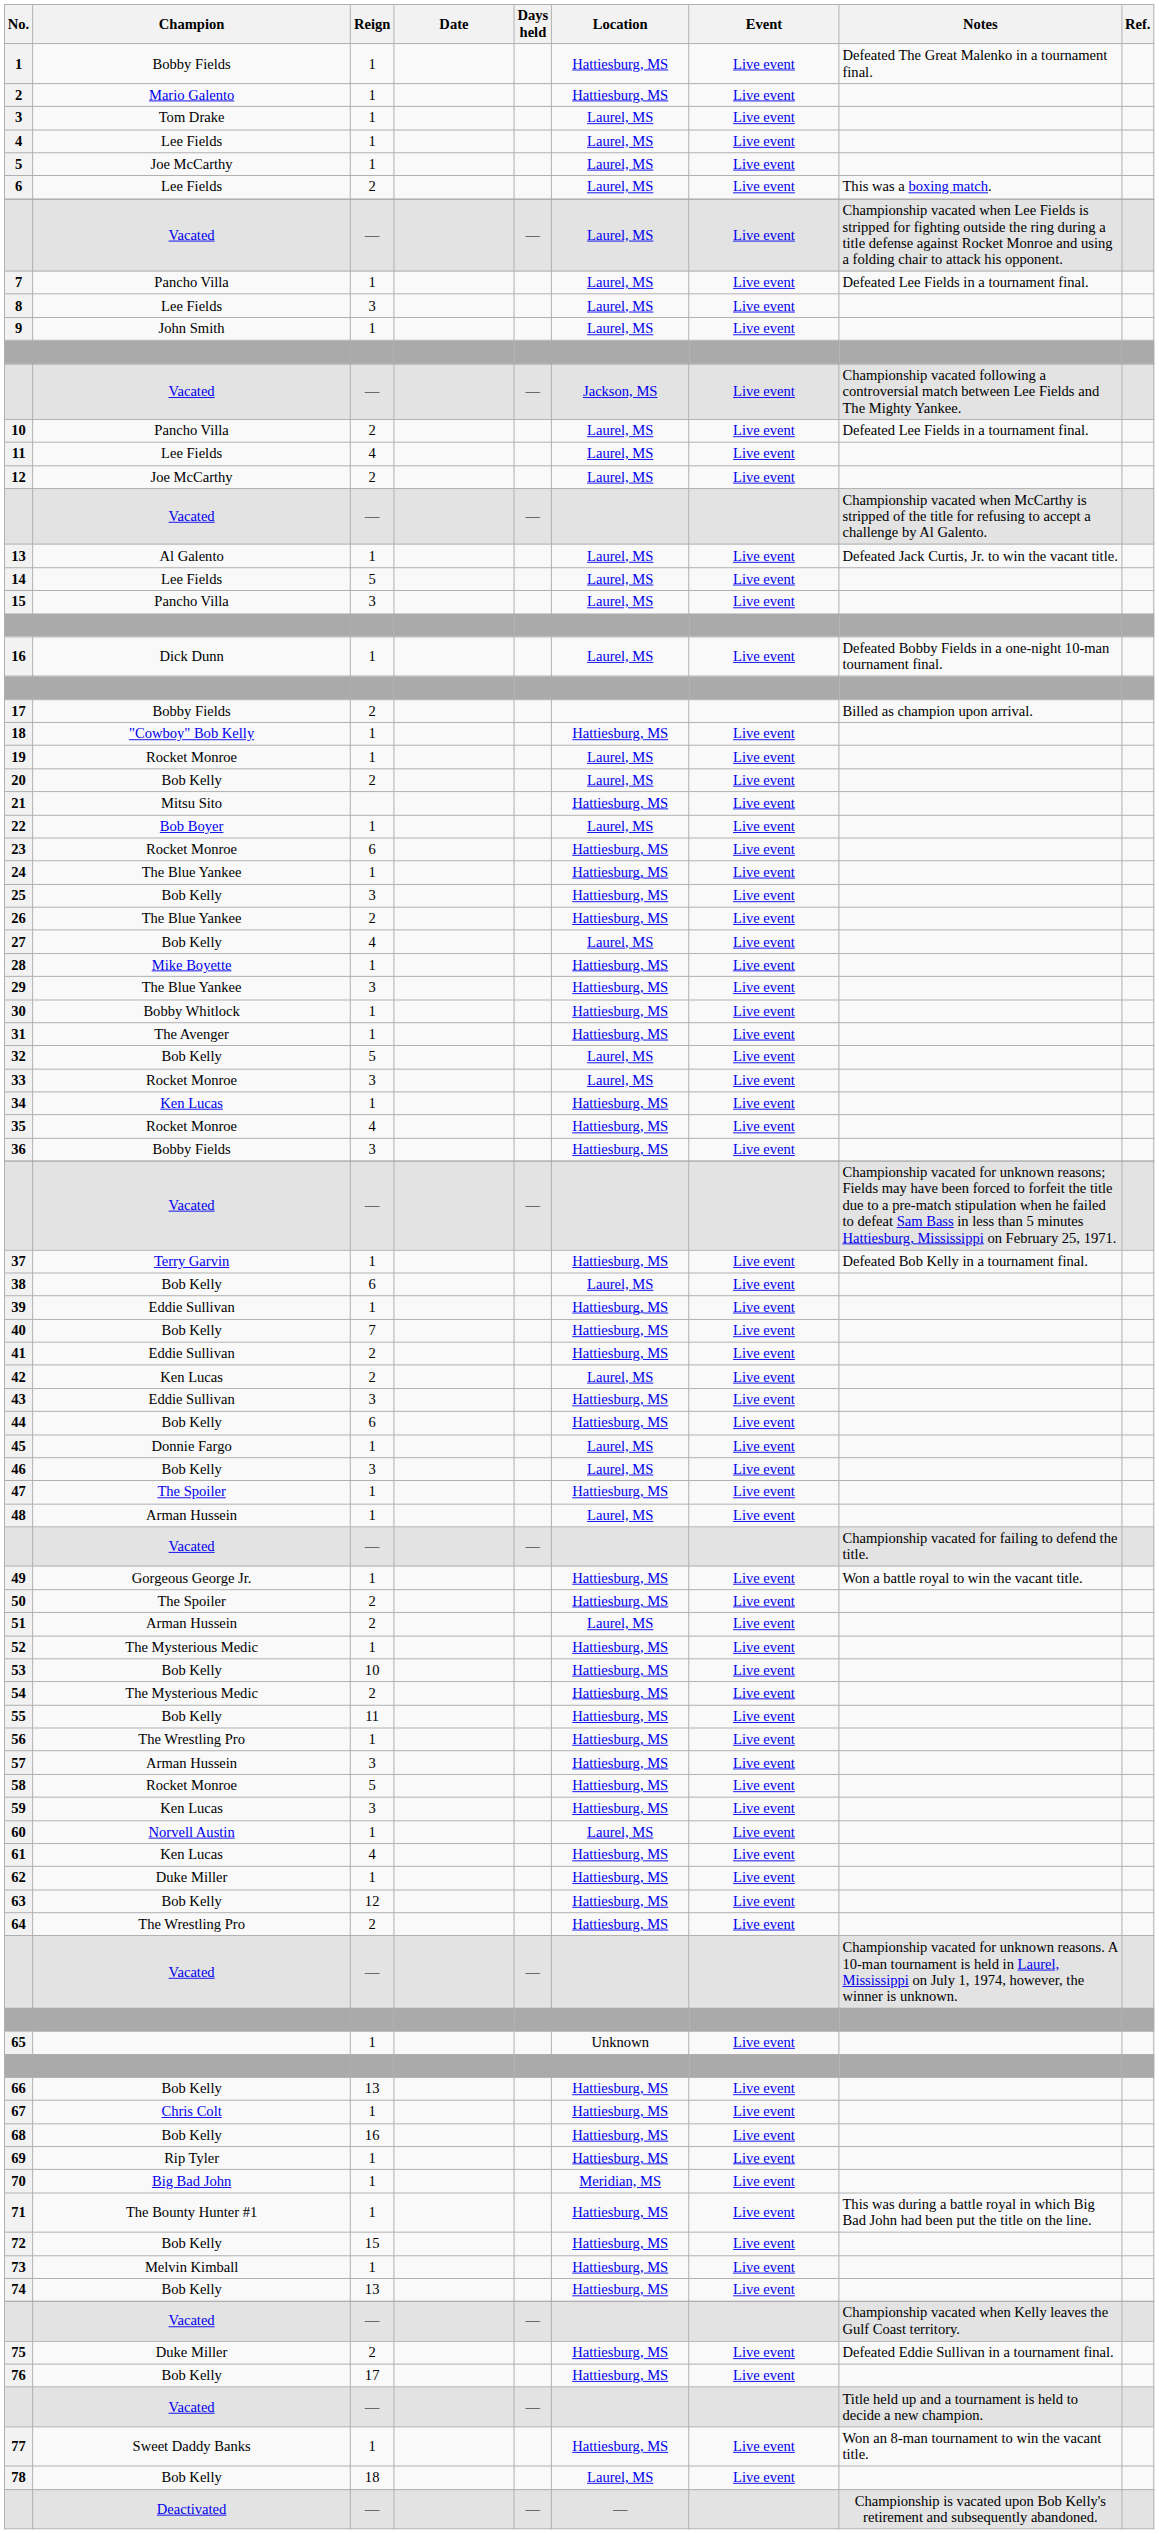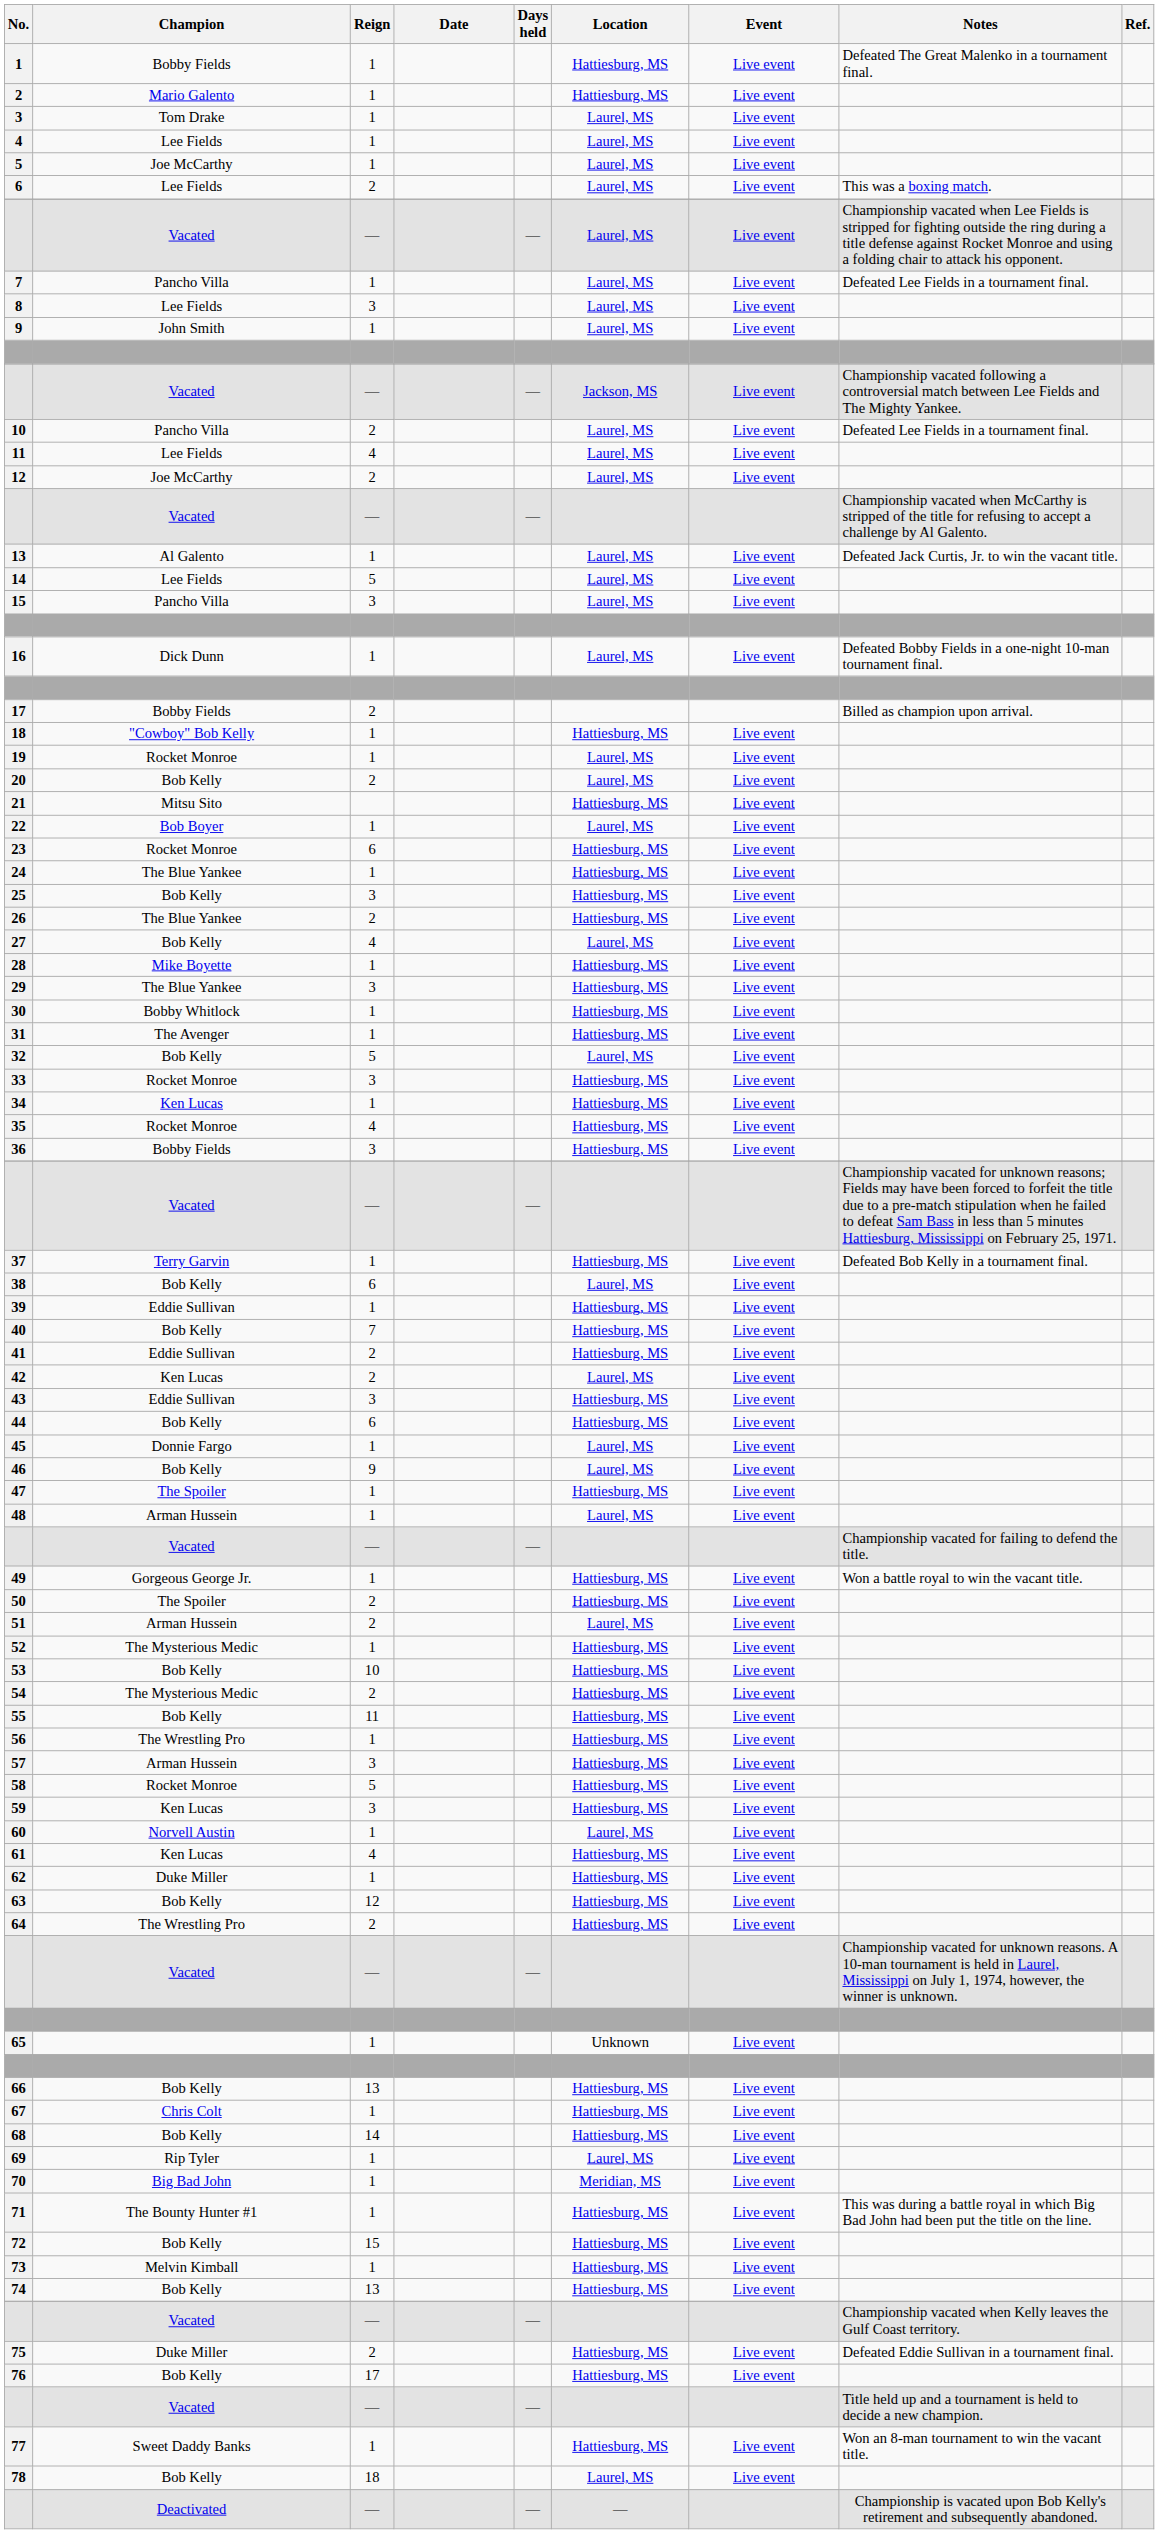(620, 1080) Laurel, MS -> (620, 1080) Hattiesburg, MS
(372, 1469) 3 -> (372, 1469) 9
(372, 2135) 16 -> (372, 2135) 14
(620, 2158) Hattiesburg, MS -> (620, 2158) Laurel, MS
